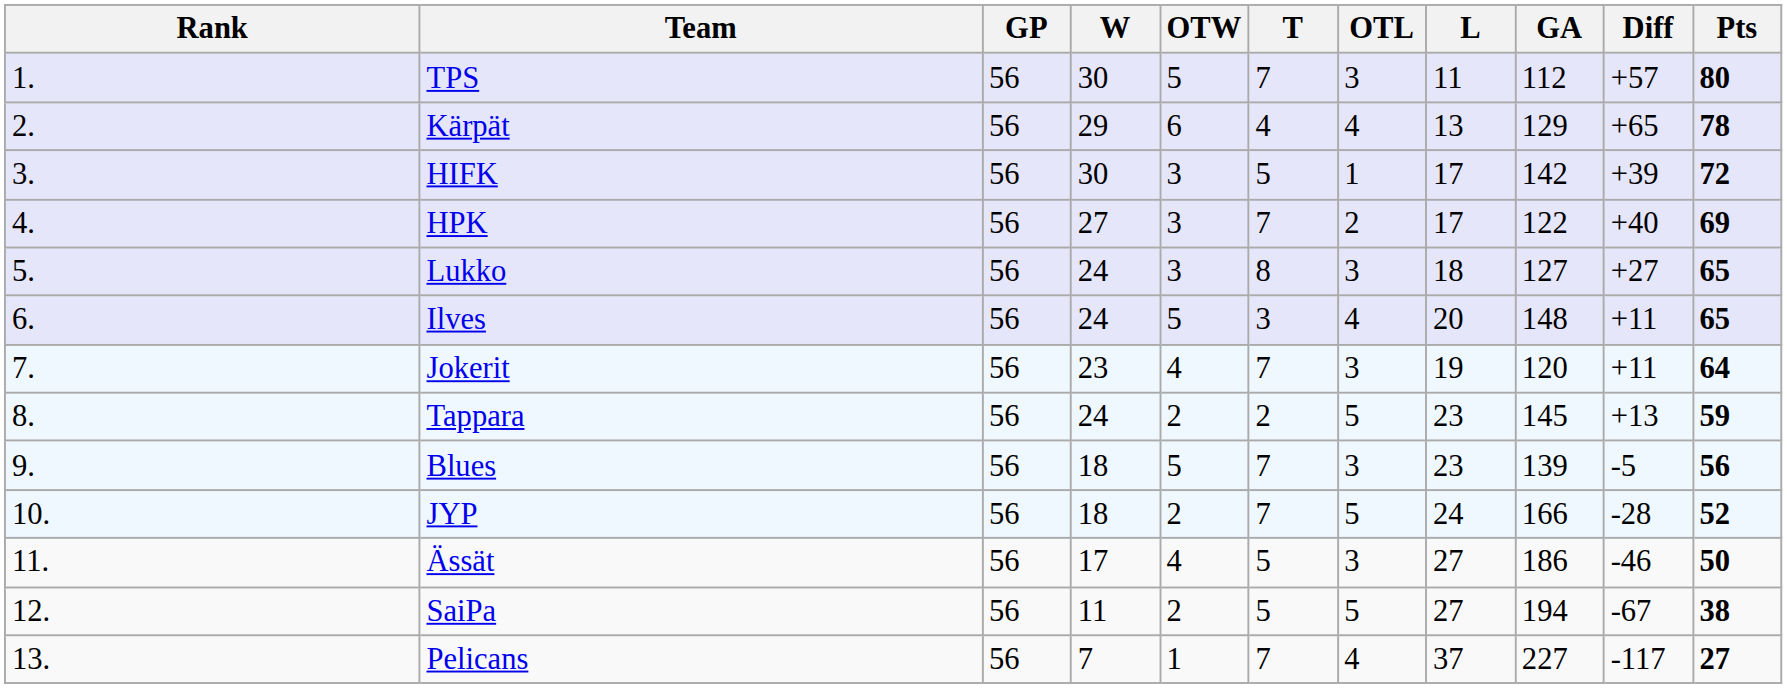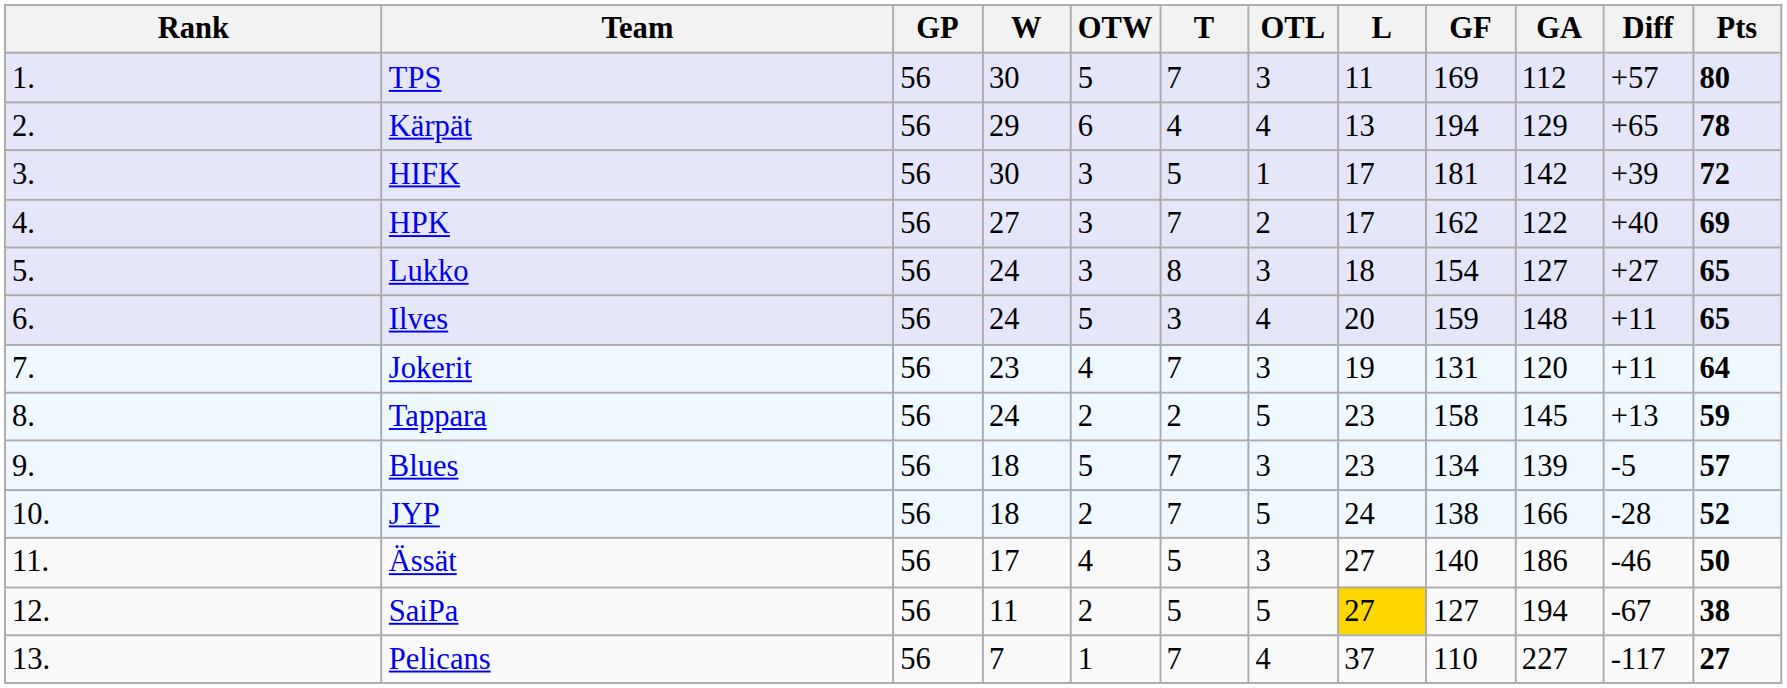+ column: (1470, 28)
(1715, 464) 56 -> (1715, 464) 57
(1448, 610) no background -> (1360, 610) gold background
